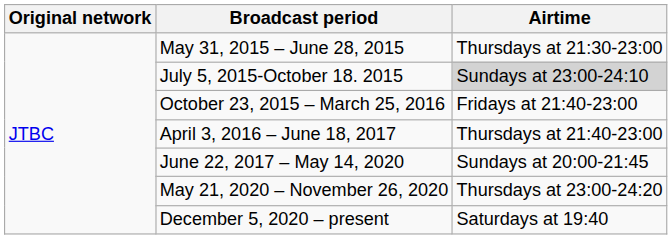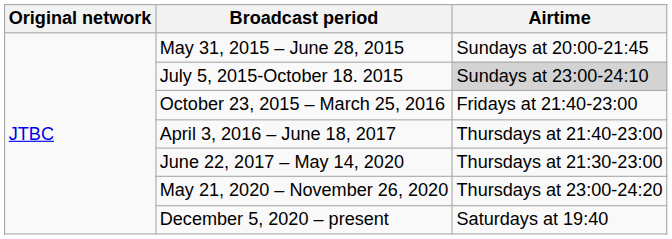(560, 47) Thursdays at 21:30-23:00 -> (553, 47) Sundays at 20:00-21:45
(553, 162) Sundays at 20:00-21:45 -> (560, 162) Thursdays at 21:30-23:00
